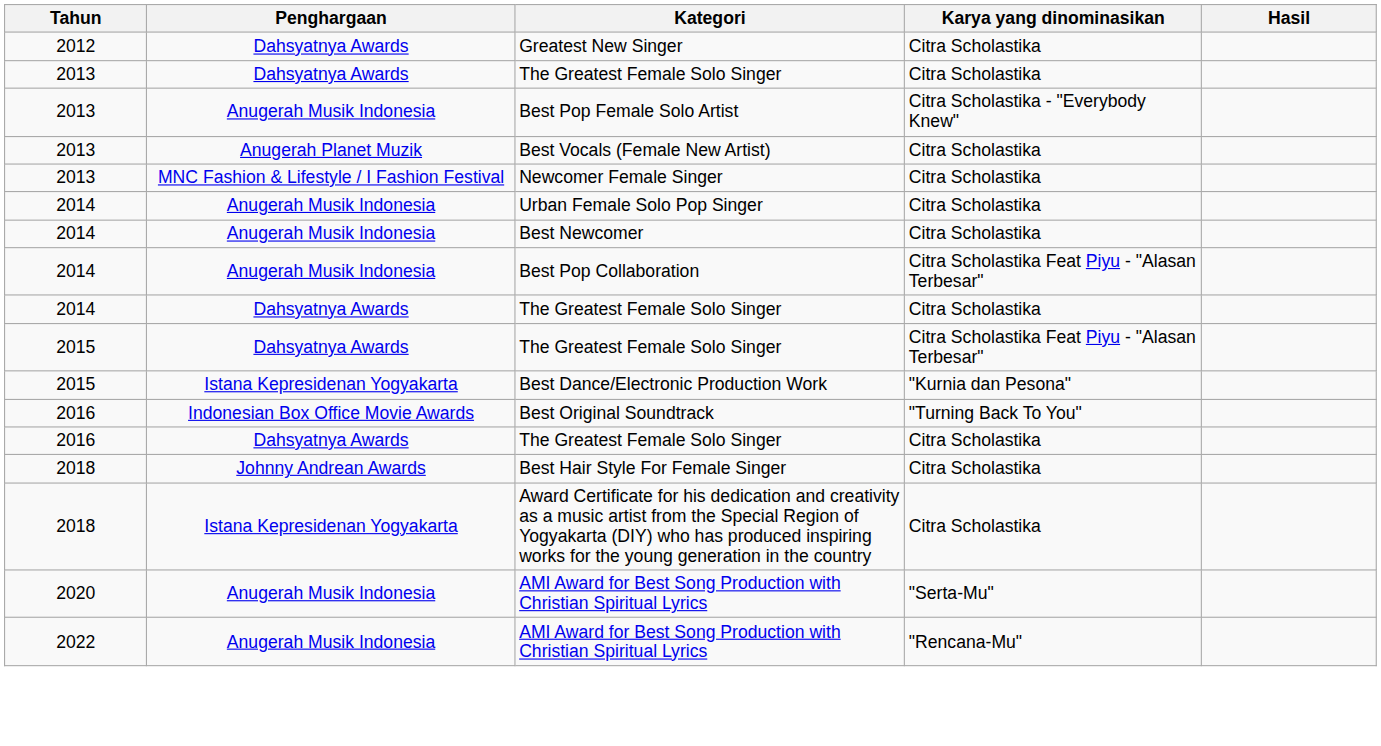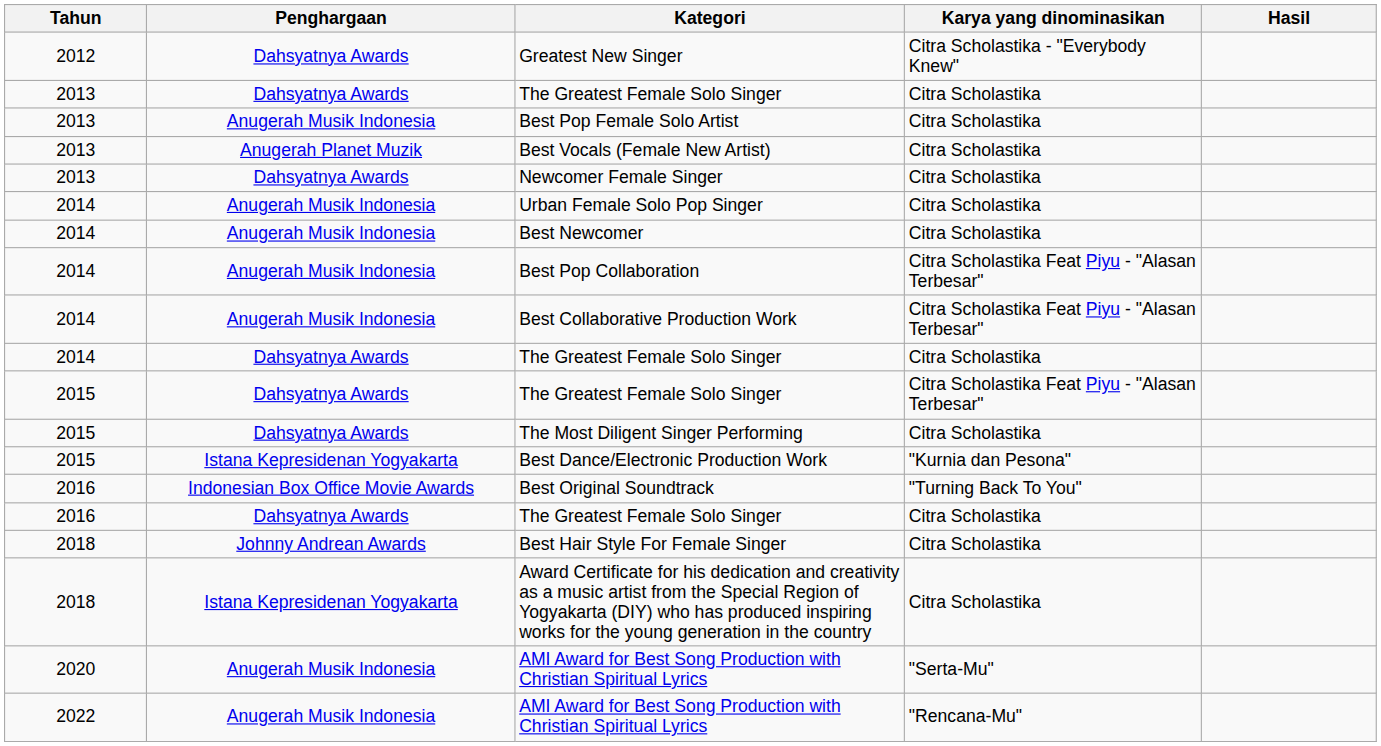(975, 46) Citra Scholastika -> (1027, 56) Citra Scholastika - "Everybody Knew"
(1027, 112) Citra Scholastika - "Everybody Knew" -> (975, 121) Citra Scholastika
(331, 177) MNC Fashion & Lifestyle / I Fashion Festival -> (331, 177) Dahsyatnya Awards
+ row: (76, 319)
+ row: (76, 432)
